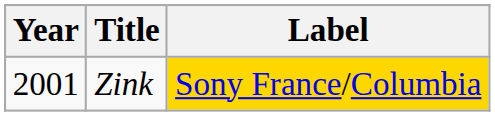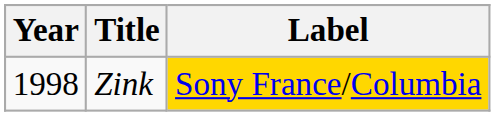(46, 83) 2001 -> (46, 83) 1998
